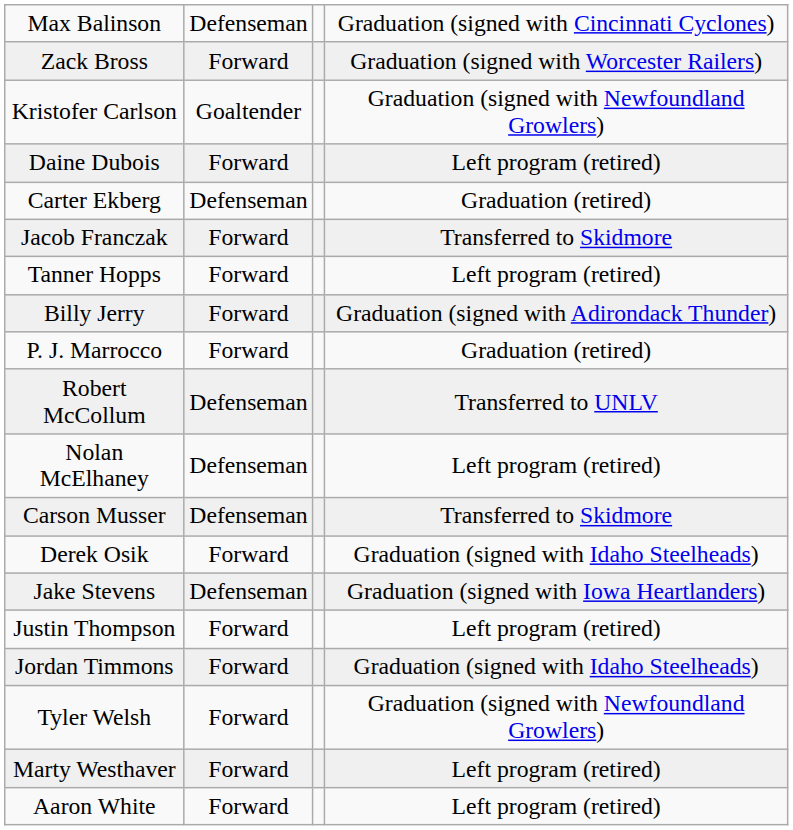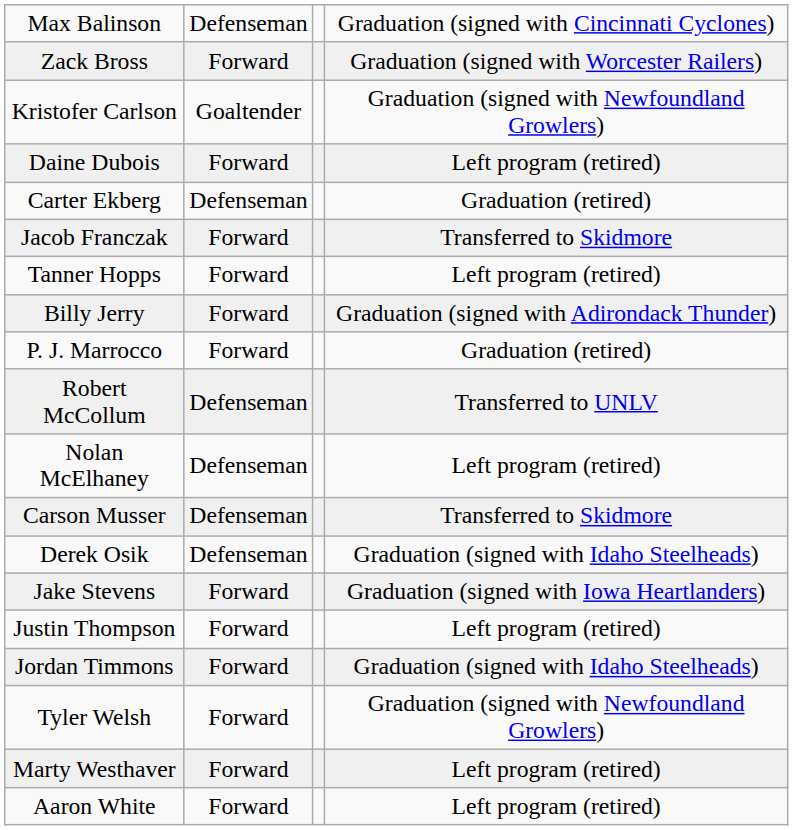(248, 553) Forward -> (248, 553) Defenseman
(248, 591) Defenseman -> (248, 591) Forward
